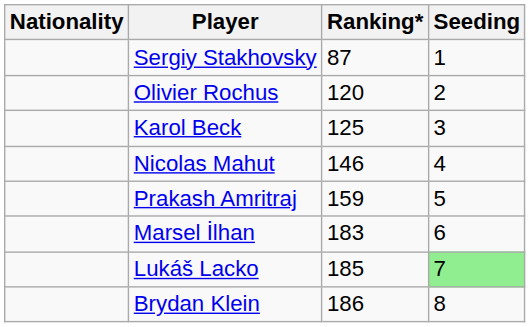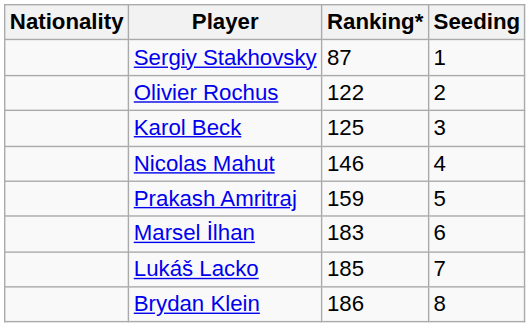(346, 92) 120 -> (346, 92) 122
(440, 269) lightgreen background -> (440, 269) no background
